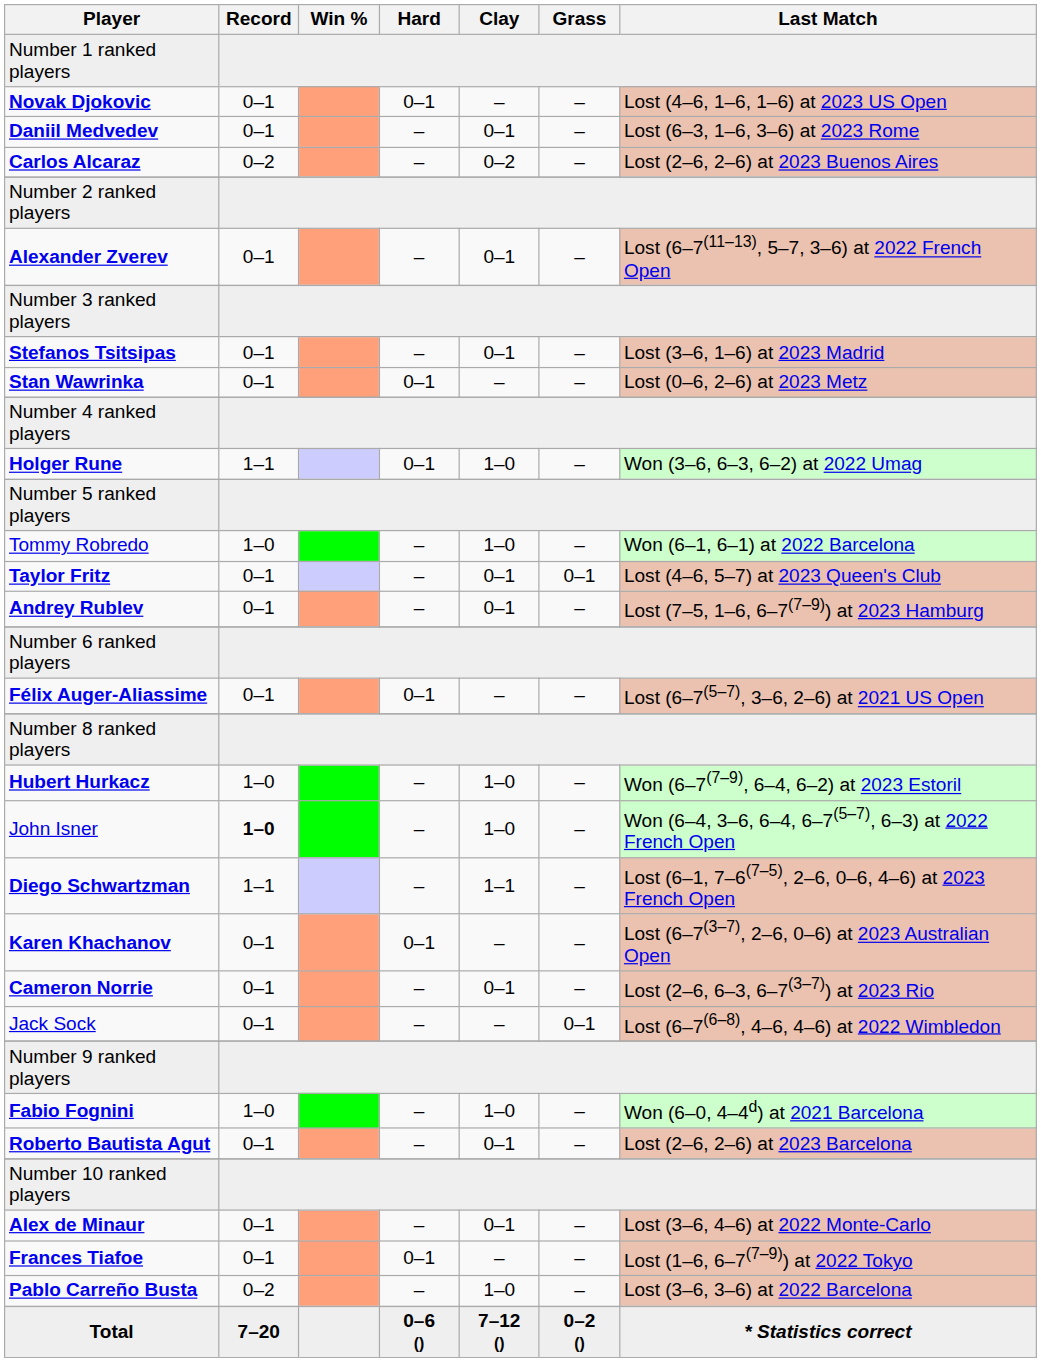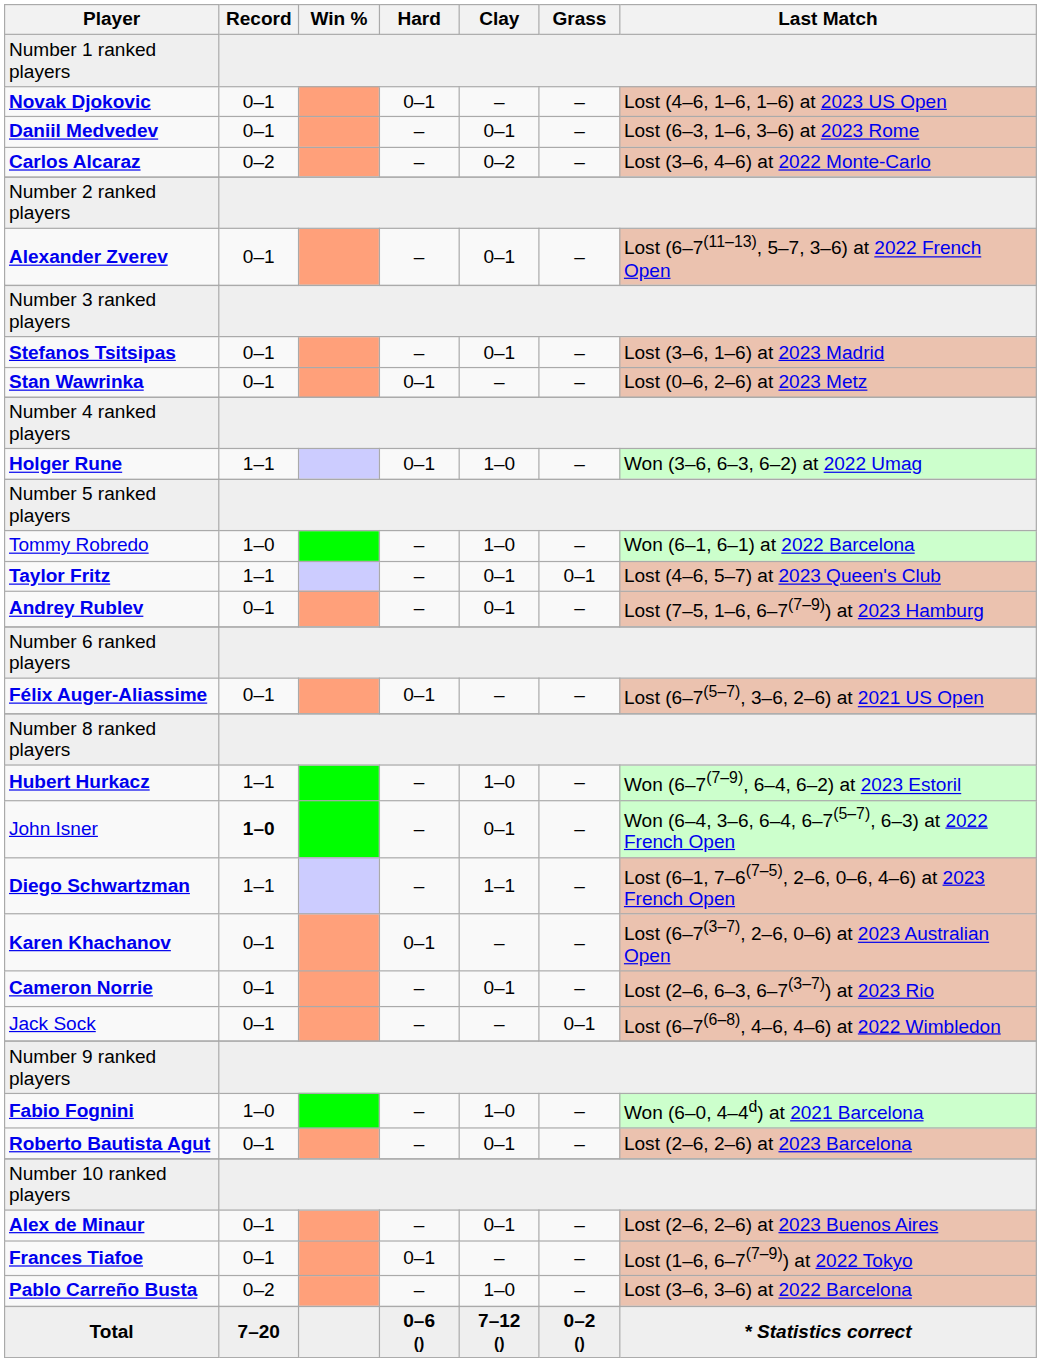(781, 161) Lost (2–6, 2–6) at 2023 Buenos Aires -> (777, 161) Lost (3–6, 4–6) at 2022 Monte-Carlo
(259, 576) 0–1 -> (259, 576) 1–1
(259, 782) 1–0 -> (259, 782) 1–1
(499, 828) 1–0 -> (499, 828) 0–1
(777, 1225) Lost (3–6, 4–6) at 2022 Monte-Carlo -> (781, 1225) Lost (2–6, 2–6) at 2023 Buenos Aires
